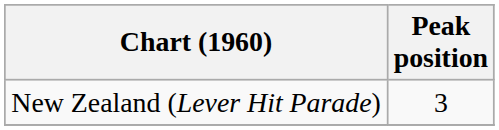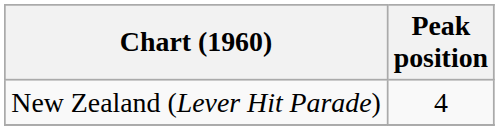(441, 102) 3 -> (441, 102) 4
